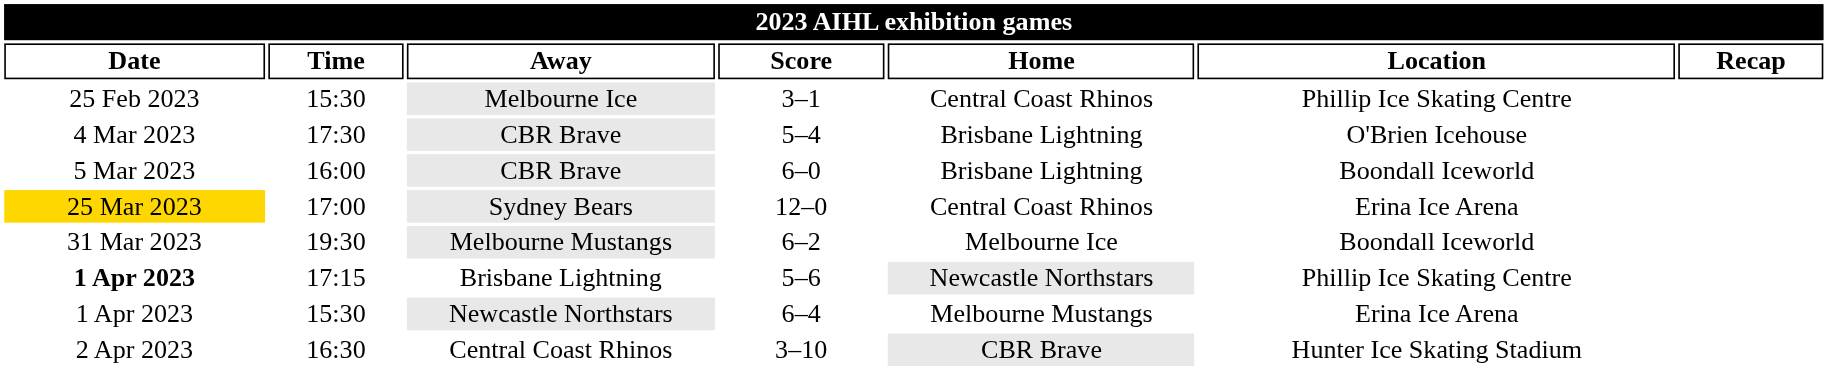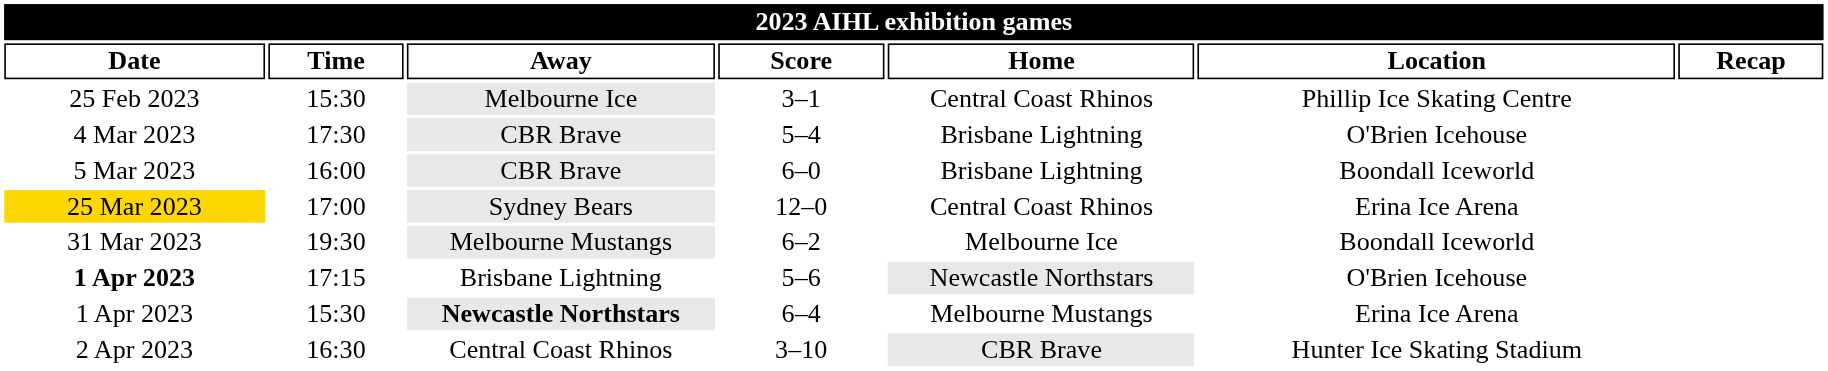(1437, 277) Phillip Ice Skating Centre -> (1437, 277) O'Brien Icehouse
(561, 313) normal -> (561, 313) bold
